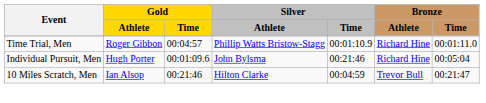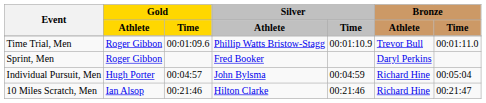(184, 43) 00:04:57 -> (188, 43) 00:01:09.6
(403, 43) Richard Hine -> (400, 43) Trevor Bull
+ row: (30, 59)
(188, 59) 00:01:09.6 -> (184, 75) 00:04:57
(347, 59) 00:21:46 -> (347, 75) 00:04:59
(347, 75) 00:04:59 -> (347, 91) 00:21:46
(400, 75) Trevor Bull -> (403, 91) Richard Hine
